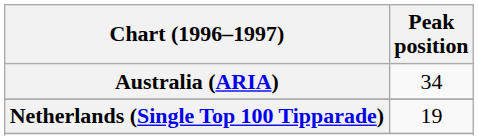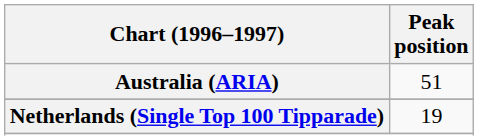(431, 81) 34 -> (431, 81) 51
